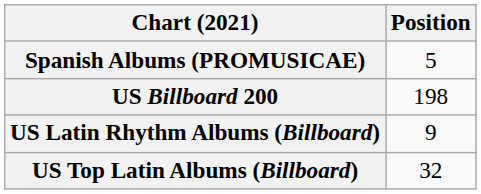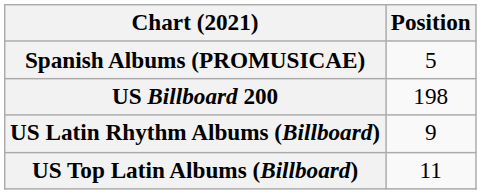(431, 170) 32 -> (431, 170) 11
